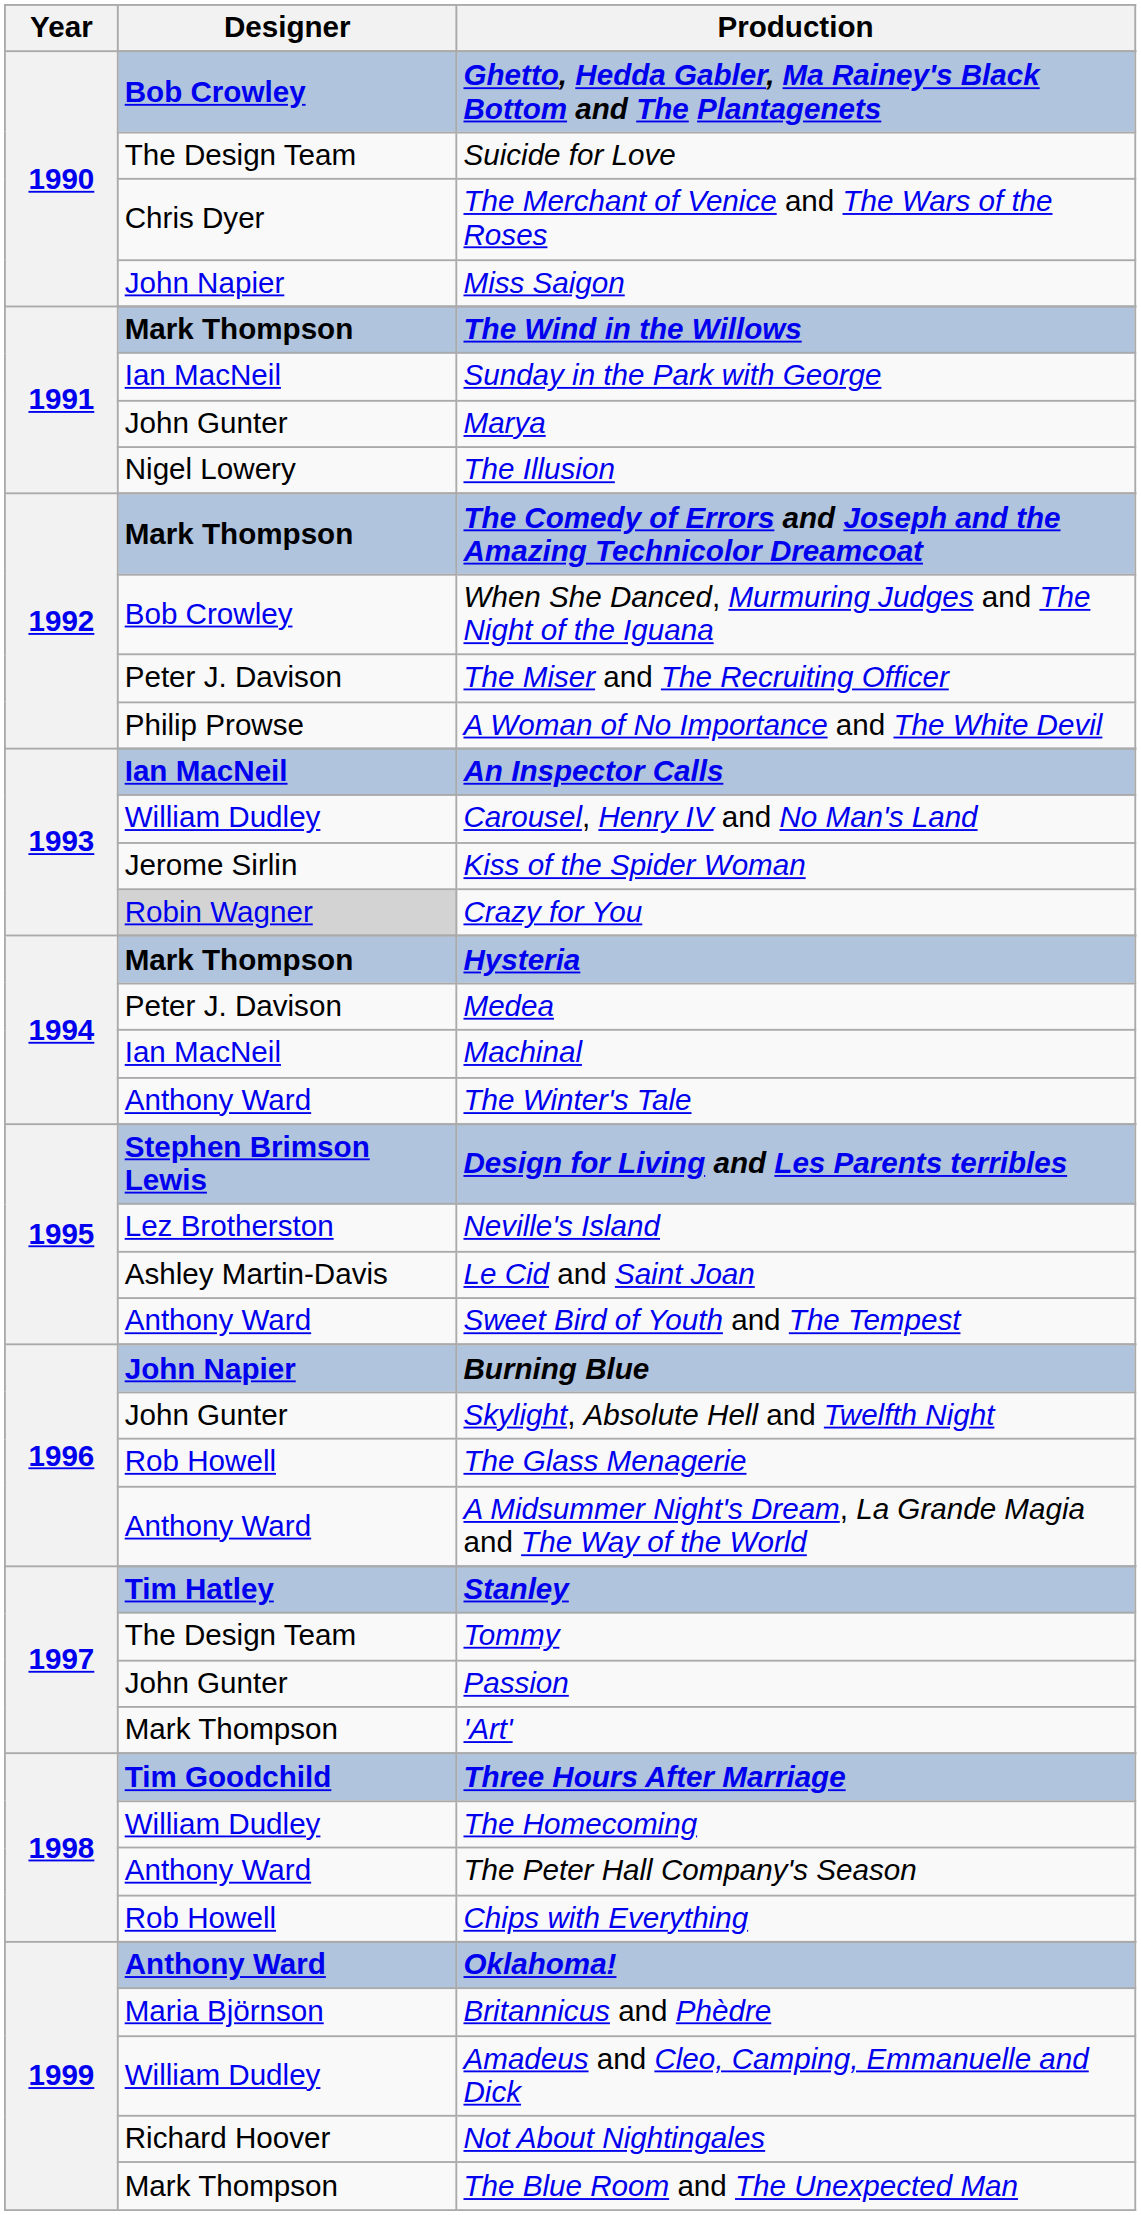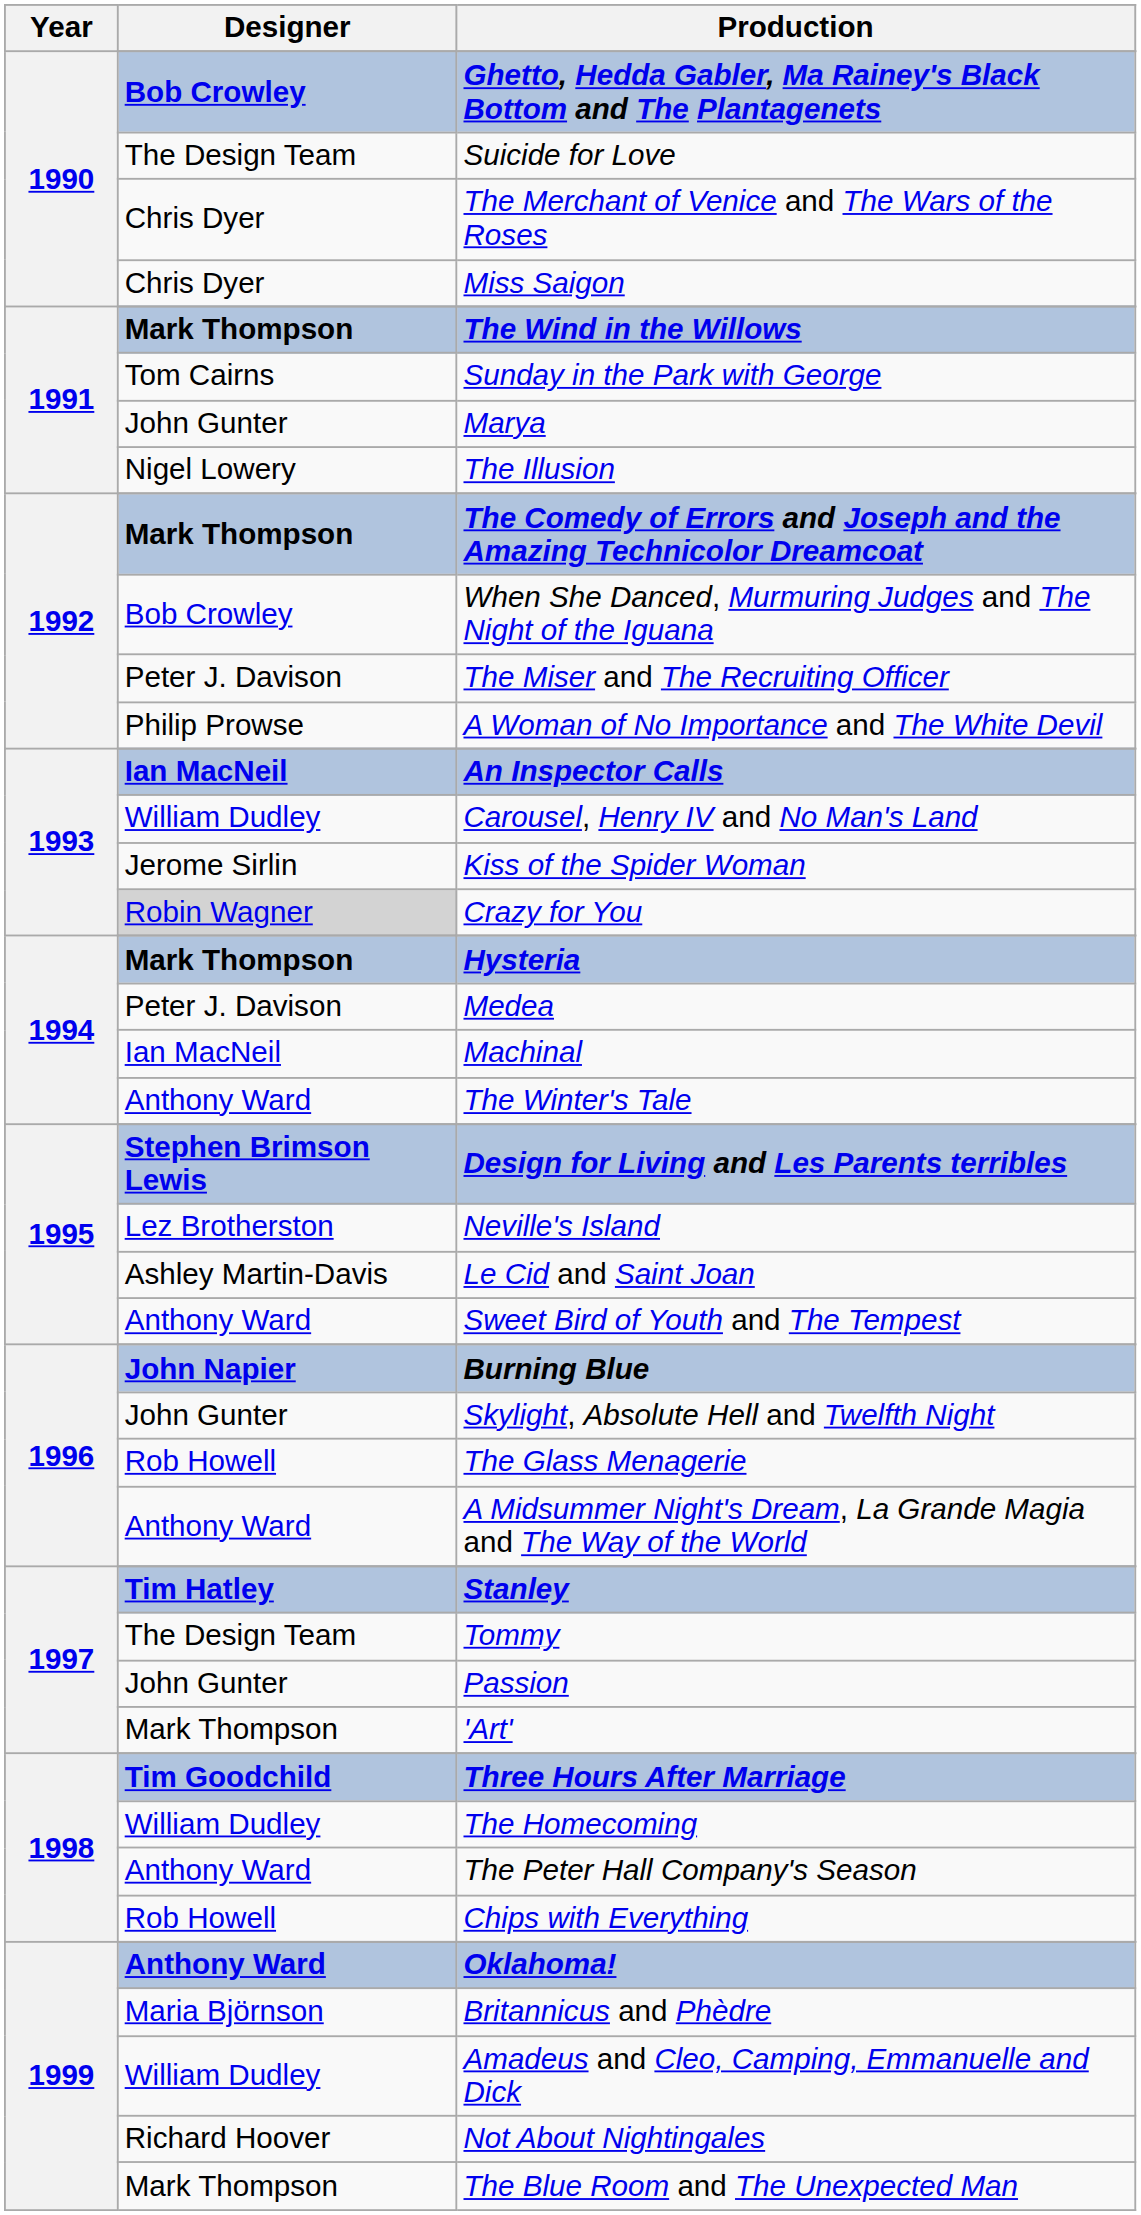(204, 282) John Napier -> (195, 282) Chris Dyer
(203, 376) Ian MacNeil -> (200, 376) Tom Cairns
